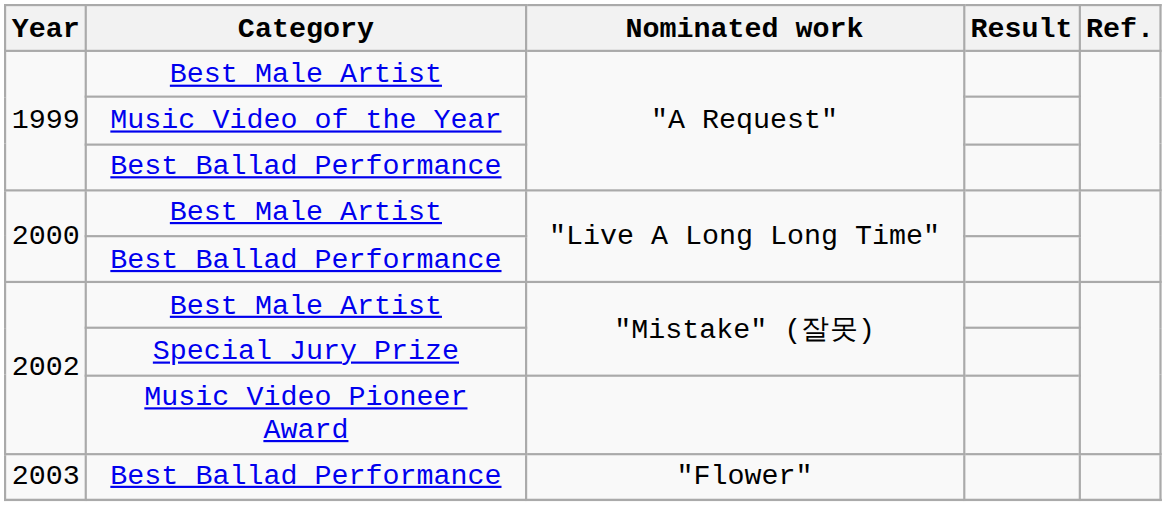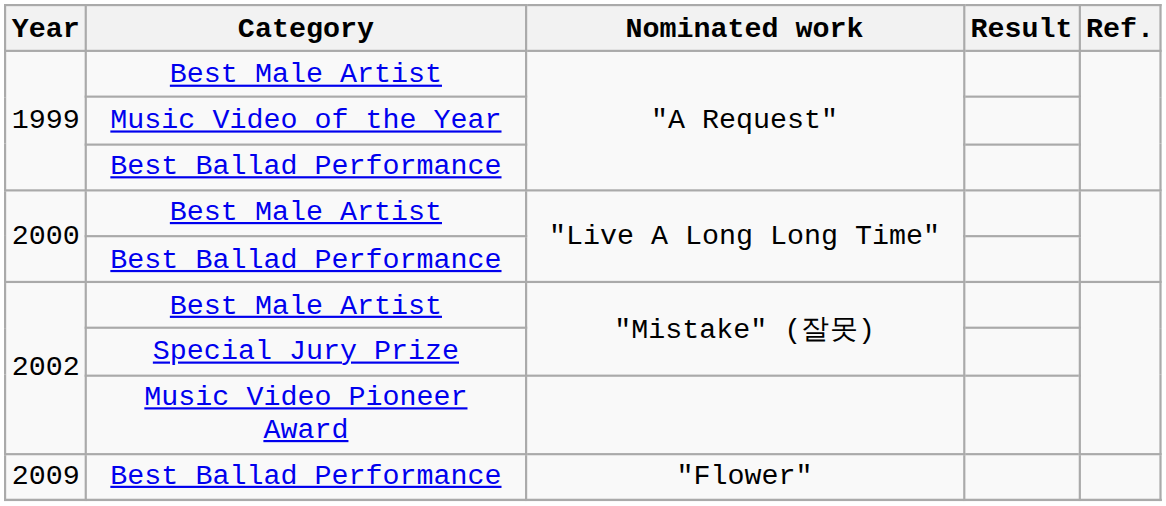(46, 477) 2003 -> (46, 477) 2009
